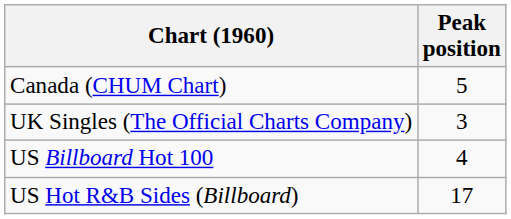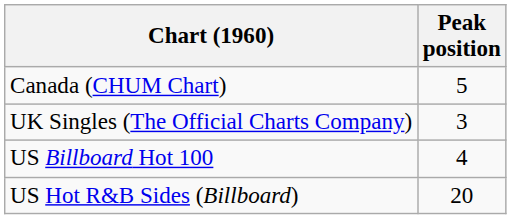(462, 194) 17 -> (462, 194) 20
